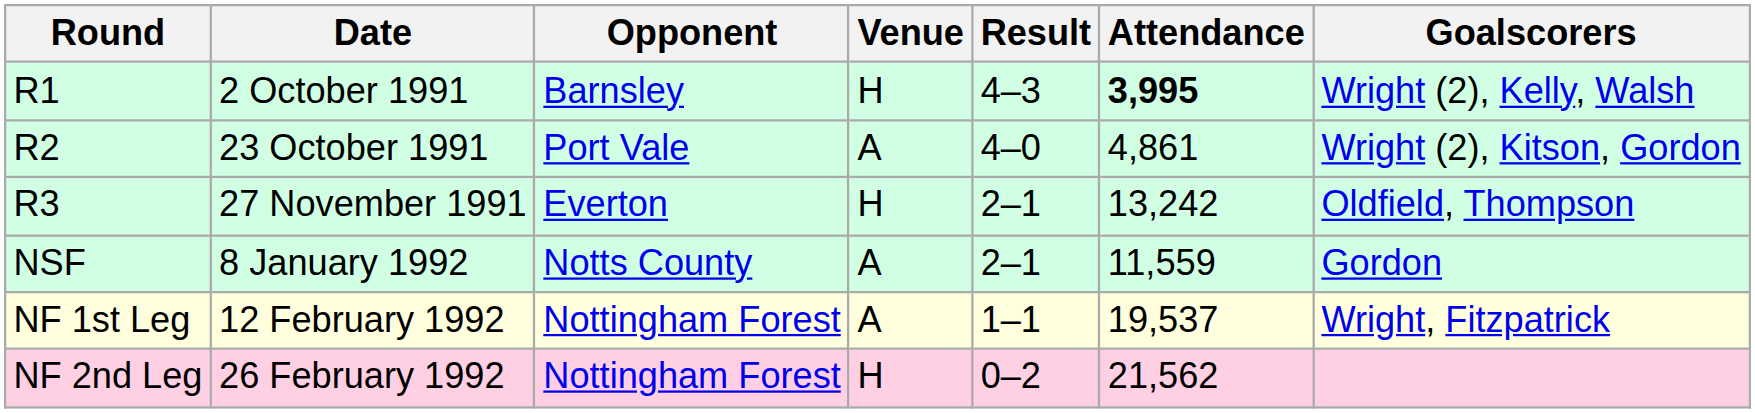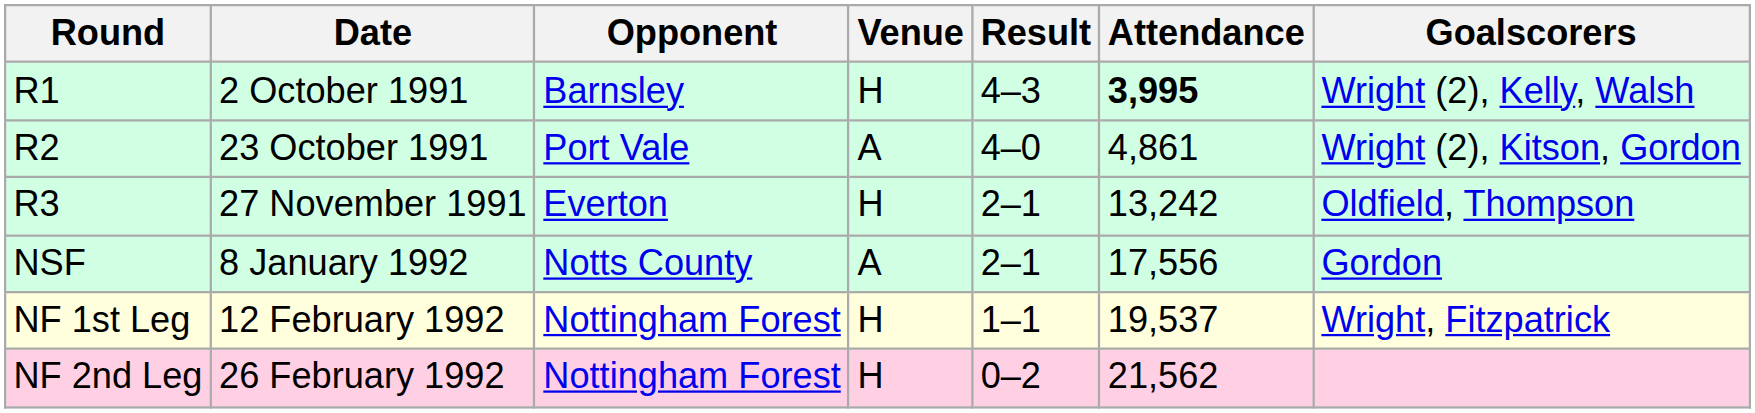(1162, 262) 11,559 -> (1163, 262) 17,556
(869, 319) A -> (870, 319) H
